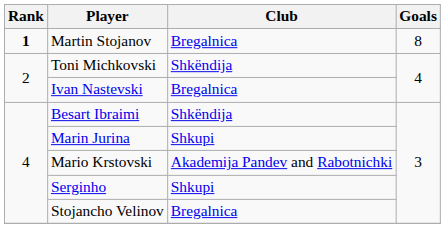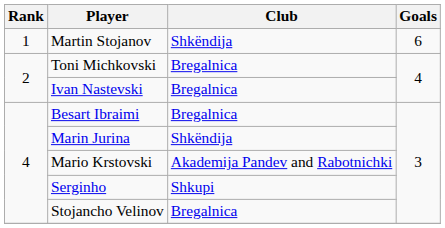(26, 41) bold -> (26, 41) normal
(204, 41) Bregalnica -> (202, 41) Shkëndija
(418, 41) 8 -> (418, 41) 6
(202, 65) Shkëndija -> (204, 65) Bregalnica
(202, 114) Shkëndija -> (204, 114) Bregalnica
(193, 138) Shkupi -> (202, 138) Shkëndija
